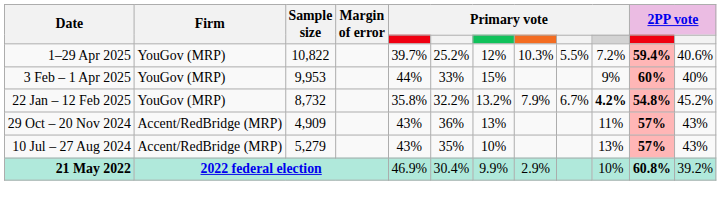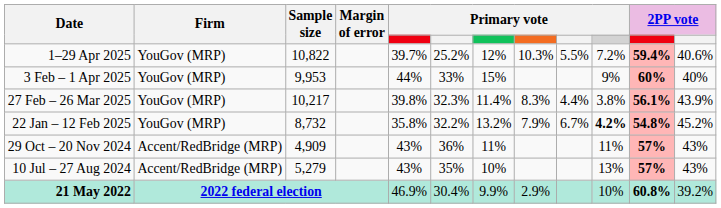+ row: (69, 101)
(494, 123) 13% -> (494, 146) 11%
